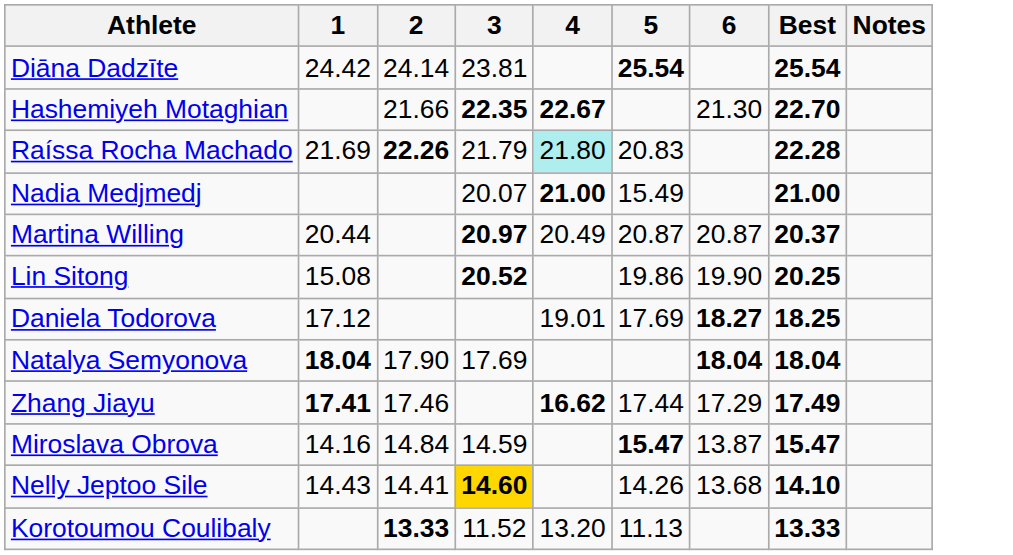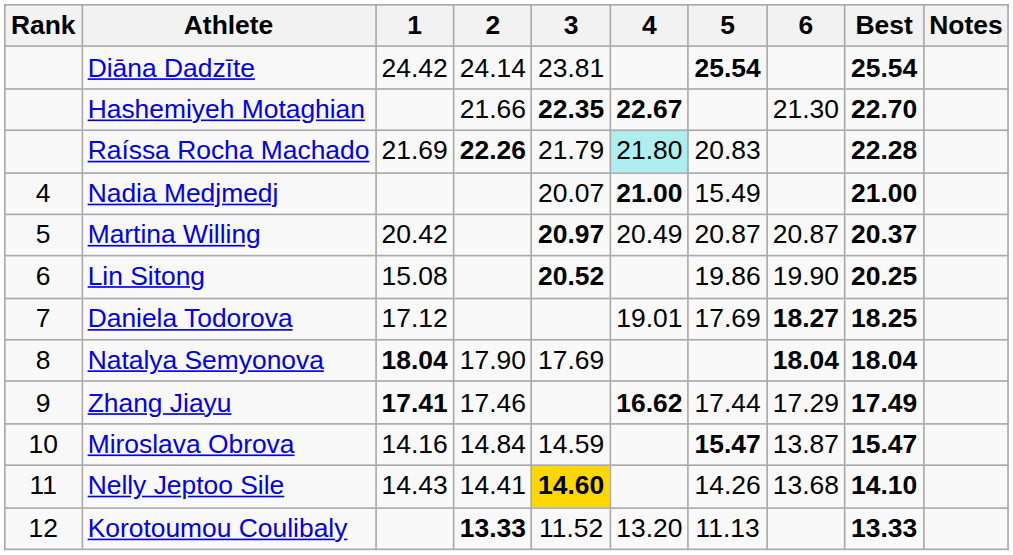+ column: (43, 25)
(338, 234) 20.44 -> (415, 234) 20.42
